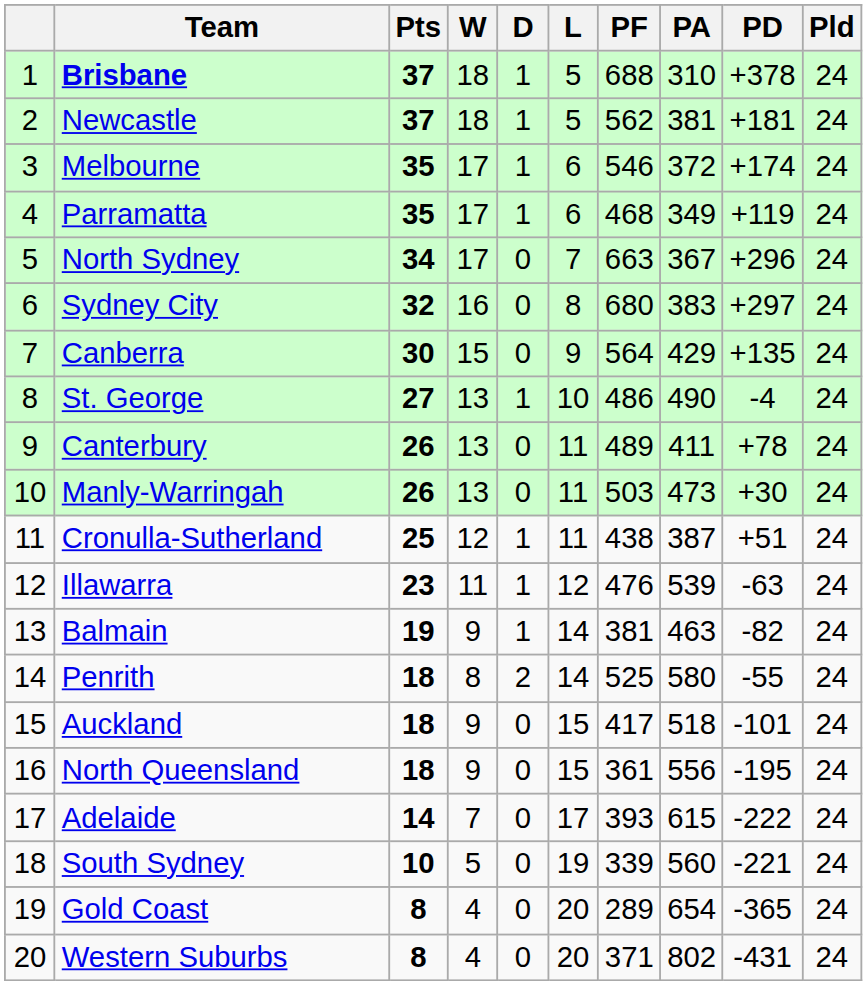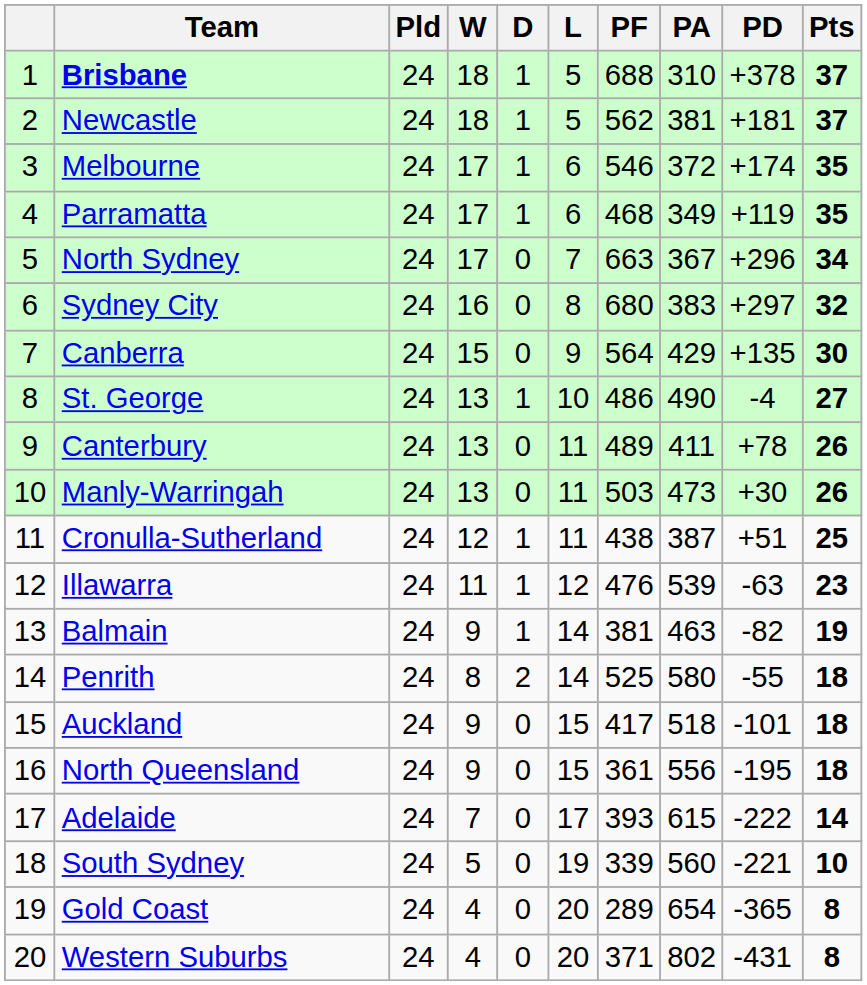columns swapped: (832, 27) <-> (418, 27)
